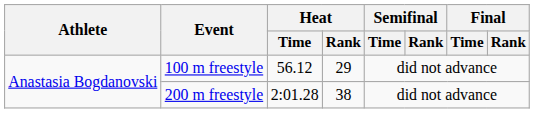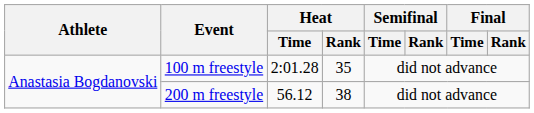(295, 68) 56.12 -> (295, 68) 2:01.28
(343, 68) 29 -> (343, 68) 35
(295, 94) 2:01.28 -> (295, 94) 56.12
